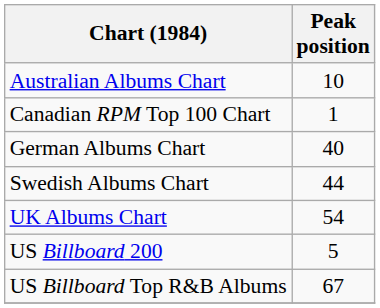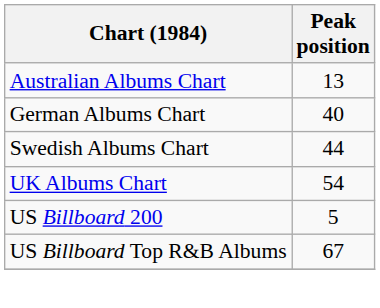(333, 80) 10 -> (333, 80) 13
- row: (140, 114)
